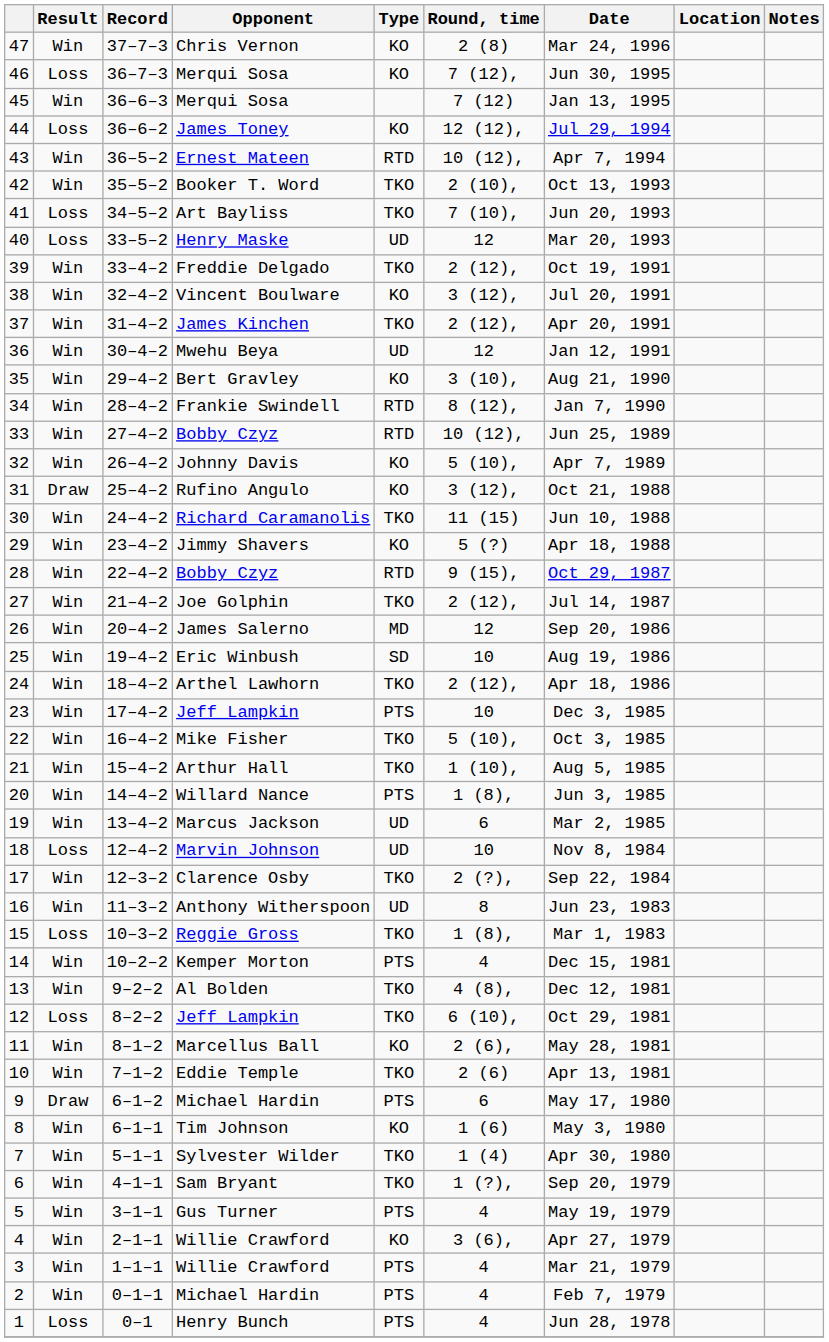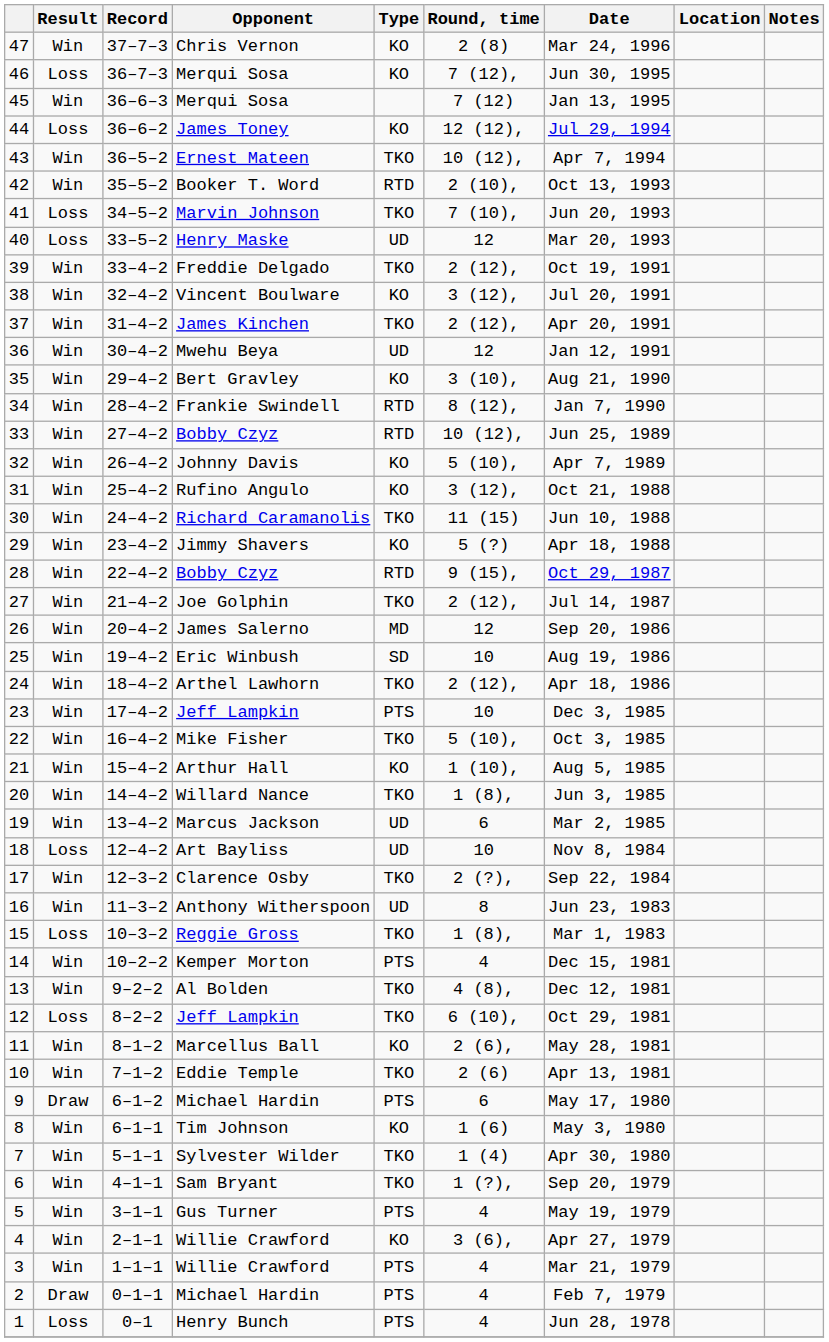(399, 157) RTD -> (399, 157) TKO
(399, 185) TKO -> (399, 185) RTD
(232, 213) Art Bayliss -> (248, 213) Marvin Johnson
(68, 490) Draw -> (68, 490) Win
(399, 768) TKO -> (399, 768) KO
(399, 796) PTS -> (399, 796) TKO
(248, 851) Marvin Johnson -> (232, 851) Art Bayliss
(68, 1295) Win -> (68, 1295) Draw
